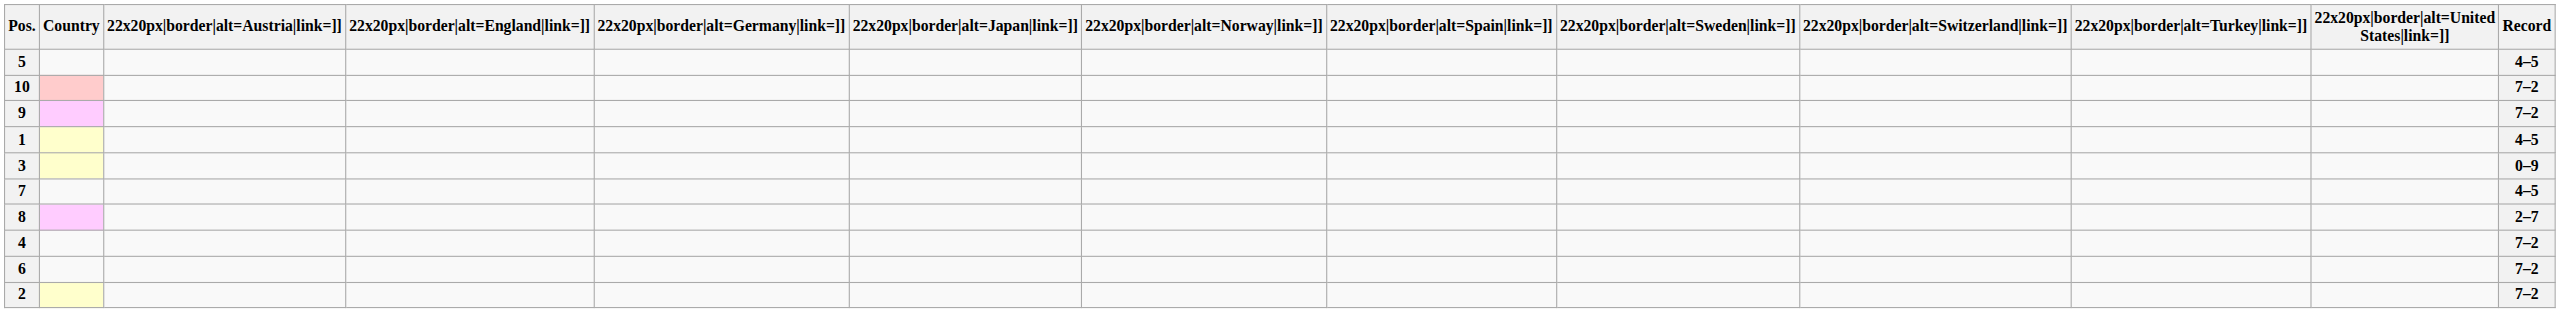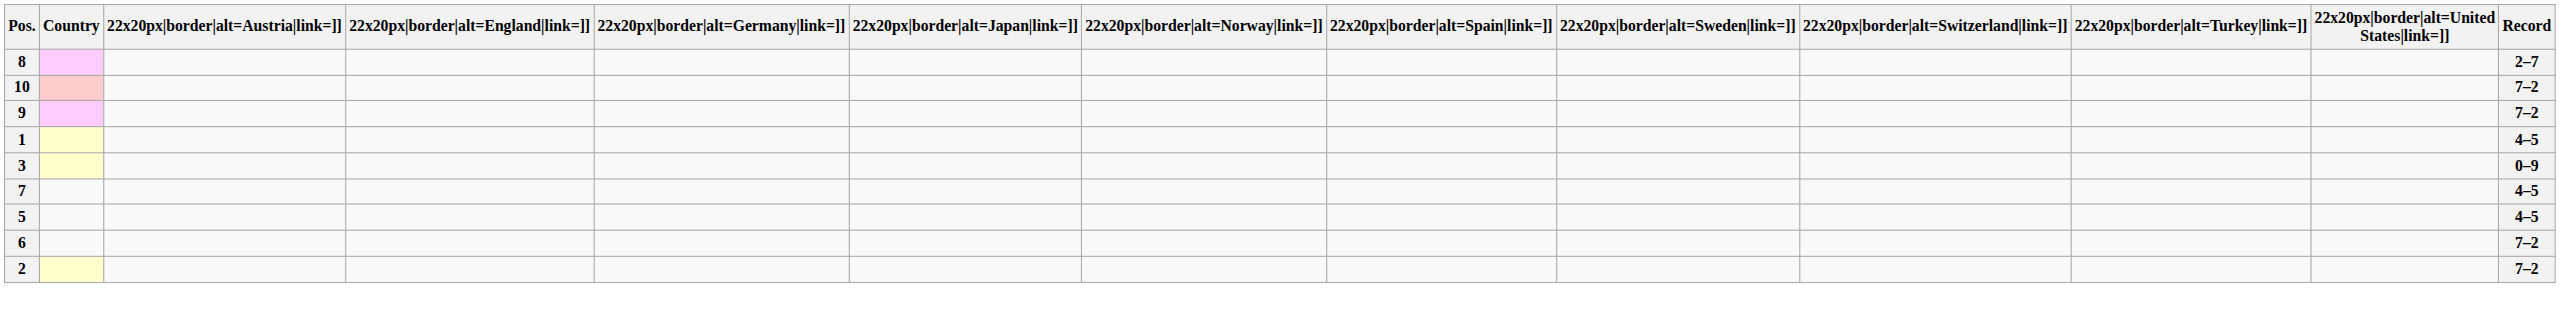rows swapped: (22, 217) <-> (22, 62)
- row: (22, 243)
